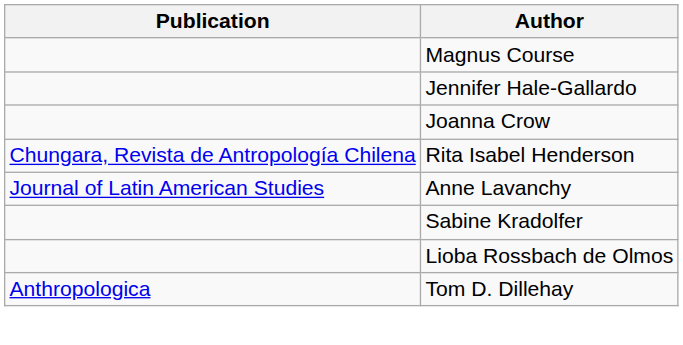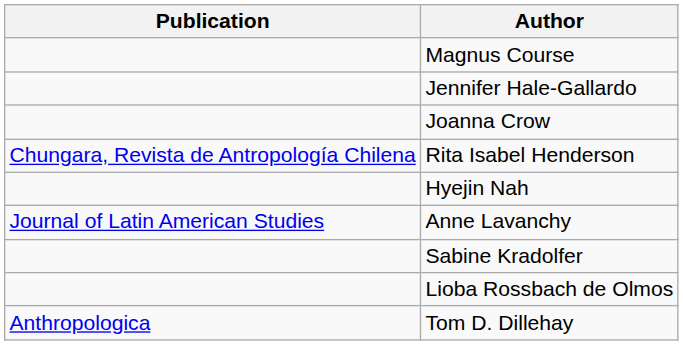+ row: (477, 188)
